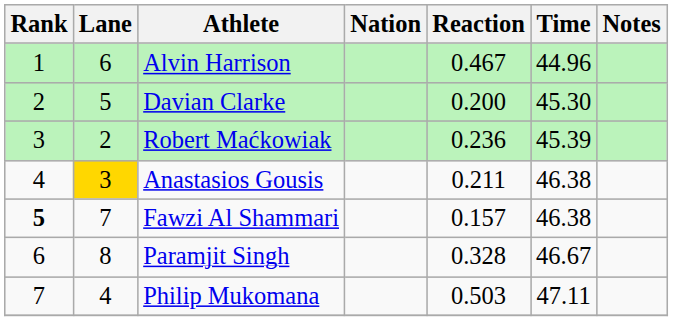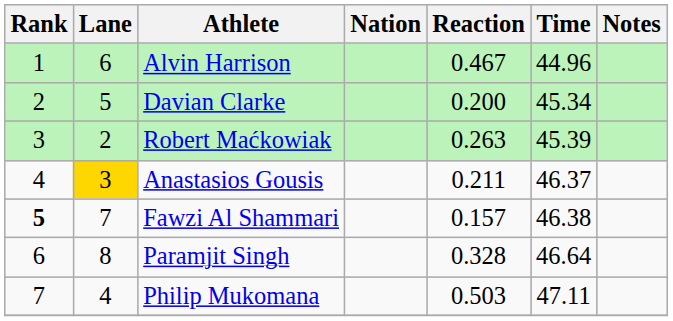(564, 101) 45.30 -> (564, 101) 45.34
(479, 140) 0.236 -> (479, 140) 0.263
(564, 179) 46.38 -> (564, 179) 46.37
(564, 256) 46.67 -> (564, 256) 46.64
